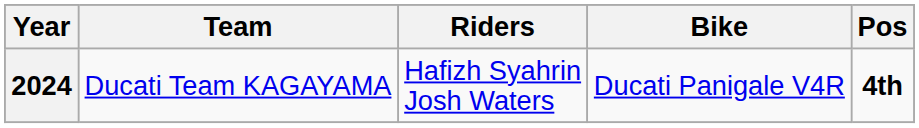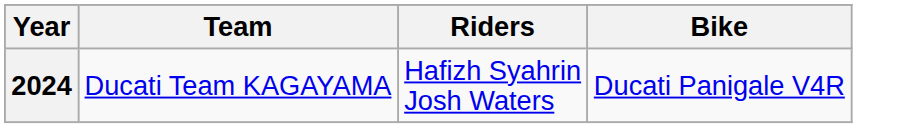- column: (883, 27)
